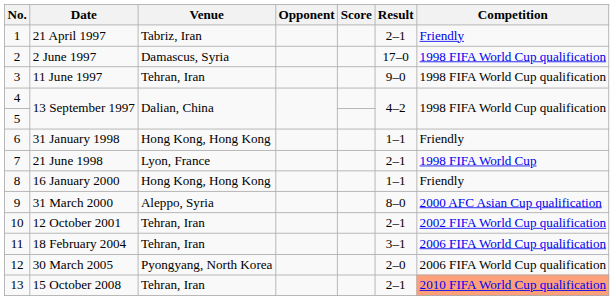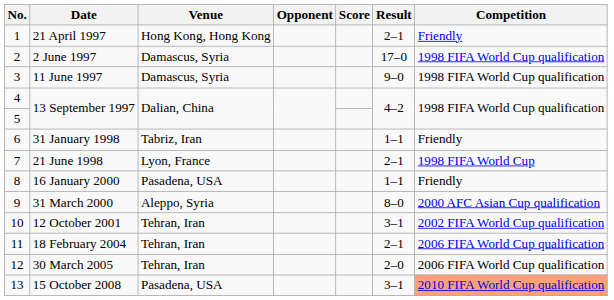(171, 35) Tabriz, Iran -> (206, 35) Hong Kong, Hong Kong
(173, 77) Tehran, Iran -> (185, 77) Damascus, Syria
(206, 139) Hong Kong, Hong Kong -> (171, 139) Tabriz, Iran
(206, 181) Hong Kong, Hong Kong -> (182, 181) Pasadena, USA
(396, 222) 2–1 -> (394, 222) 3–1
(396, 243) 3–1 -> (394, 243) 2–1
(207, 264) Pyongyang, North Korea -> (173, 264) Tehran, Iran
(173, 285) Tehran, Iran -> (182, 285) Pasadena, USA
(396, 285) 2–1 -> (394, 285) 3–1
